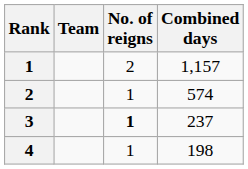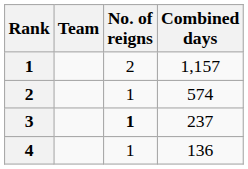(200, 149) 198 -> (200, 149) 136
